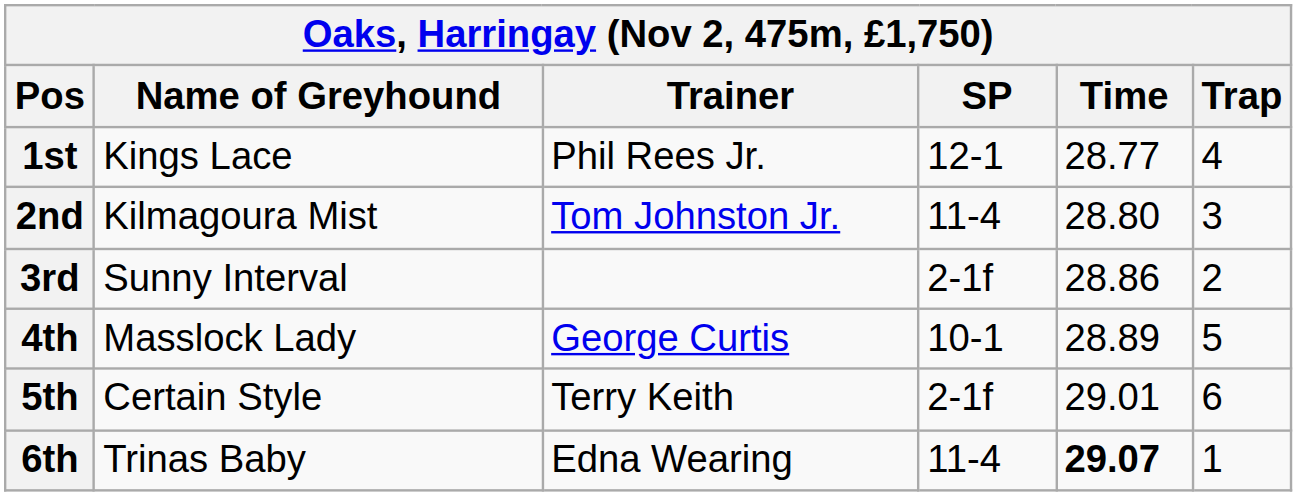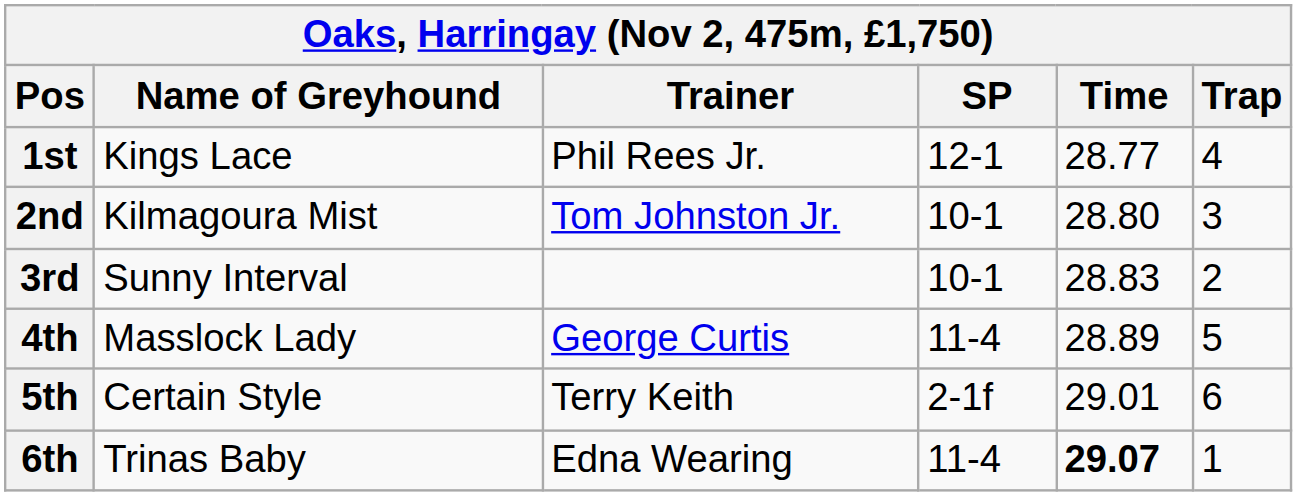(964, 216) 11-4 -> (966, 216) 10-1
(960, 277) 2-1f -> (966, 277) 10-1
(1112, 277) 28.86 -> (1112, 277) 28.83
(966, 338) 10-1 -> (964, 338) 11-4
